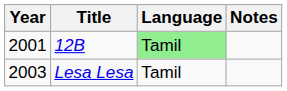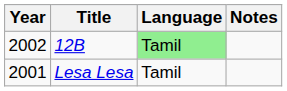(28, 45) 2001 -> (28, 45) 2002
(28, 72) 2003 -> (28, 72) 2001
